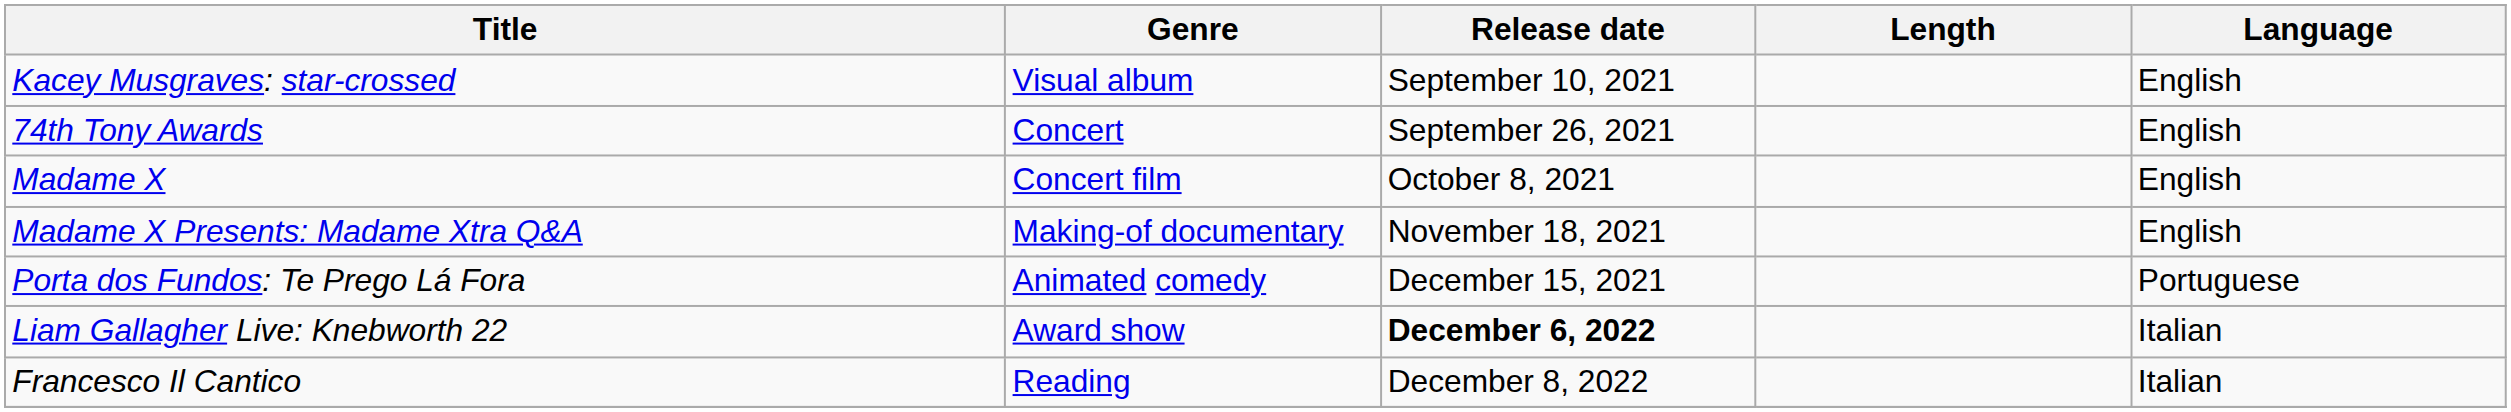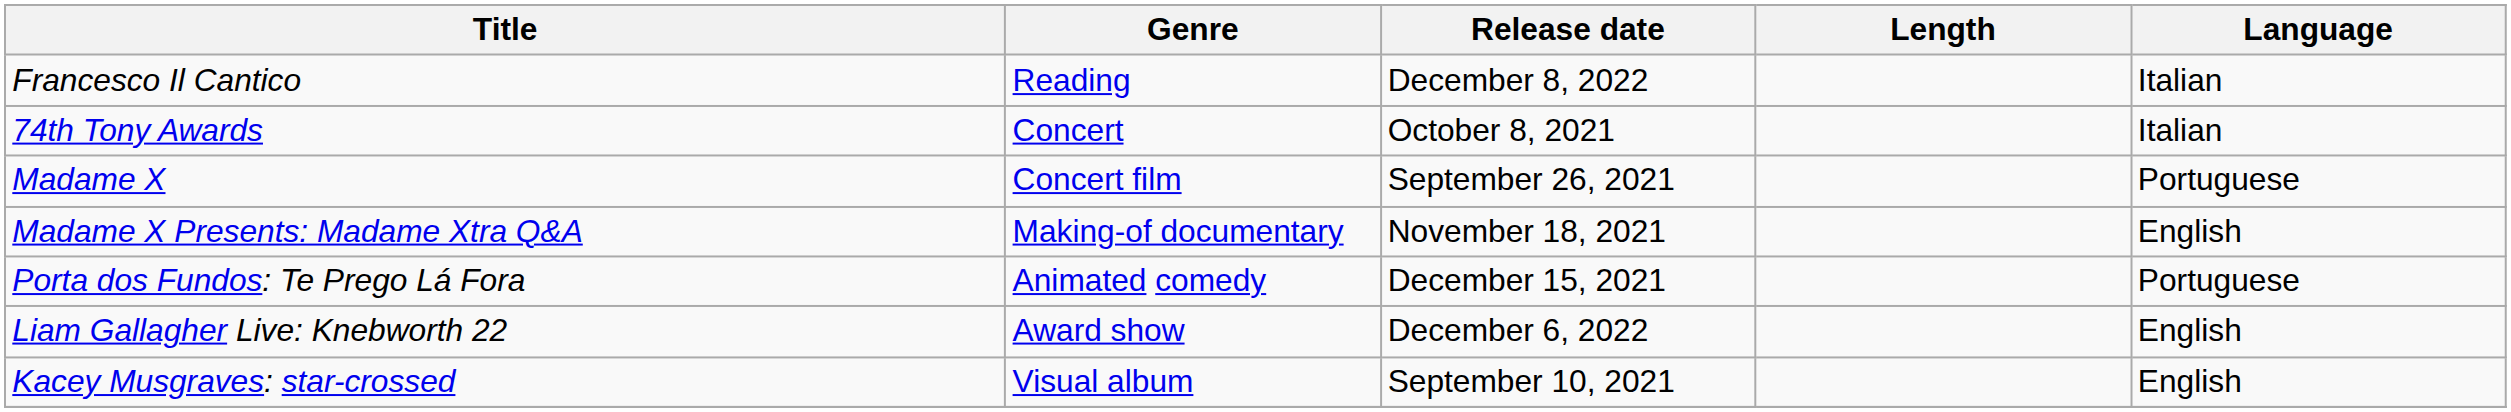rows swapped: (234, 79) <-> (157, 381)
(1531, 130) September 26, 2021 -> (1501, 130) October 8, 2021
(2190, 130) English -> (2180, 130) Italian
(1501, 180) October 8, 2021 -> (1531, 180) September 26, 2021
(2190, 180) English -> (2219, 180) Portuguese
(1522, 331) bold -> (1518, 331) normal
(2180, 331) Italian -> (2190, 331) English
